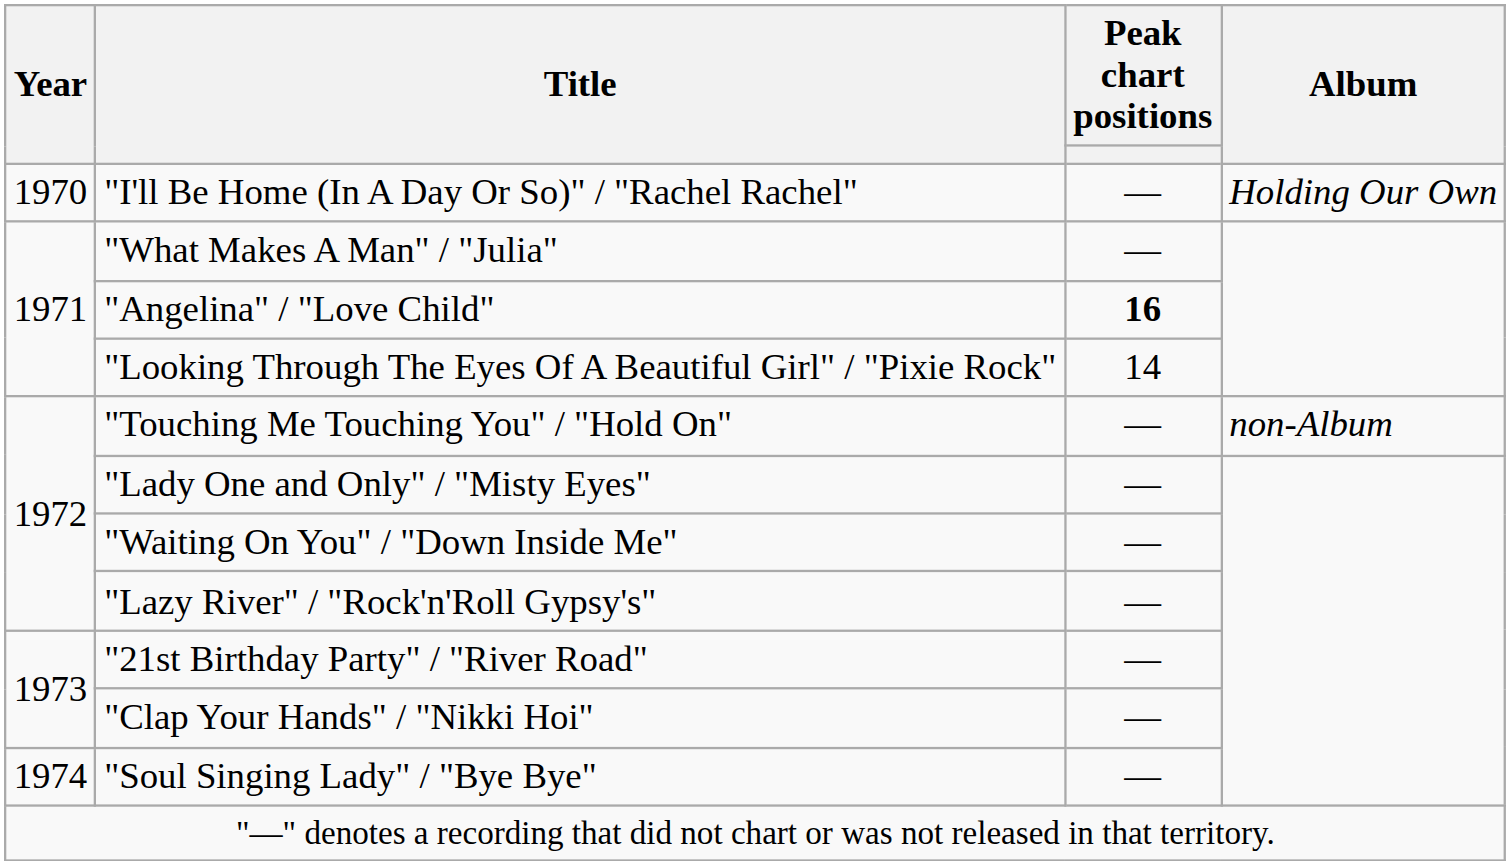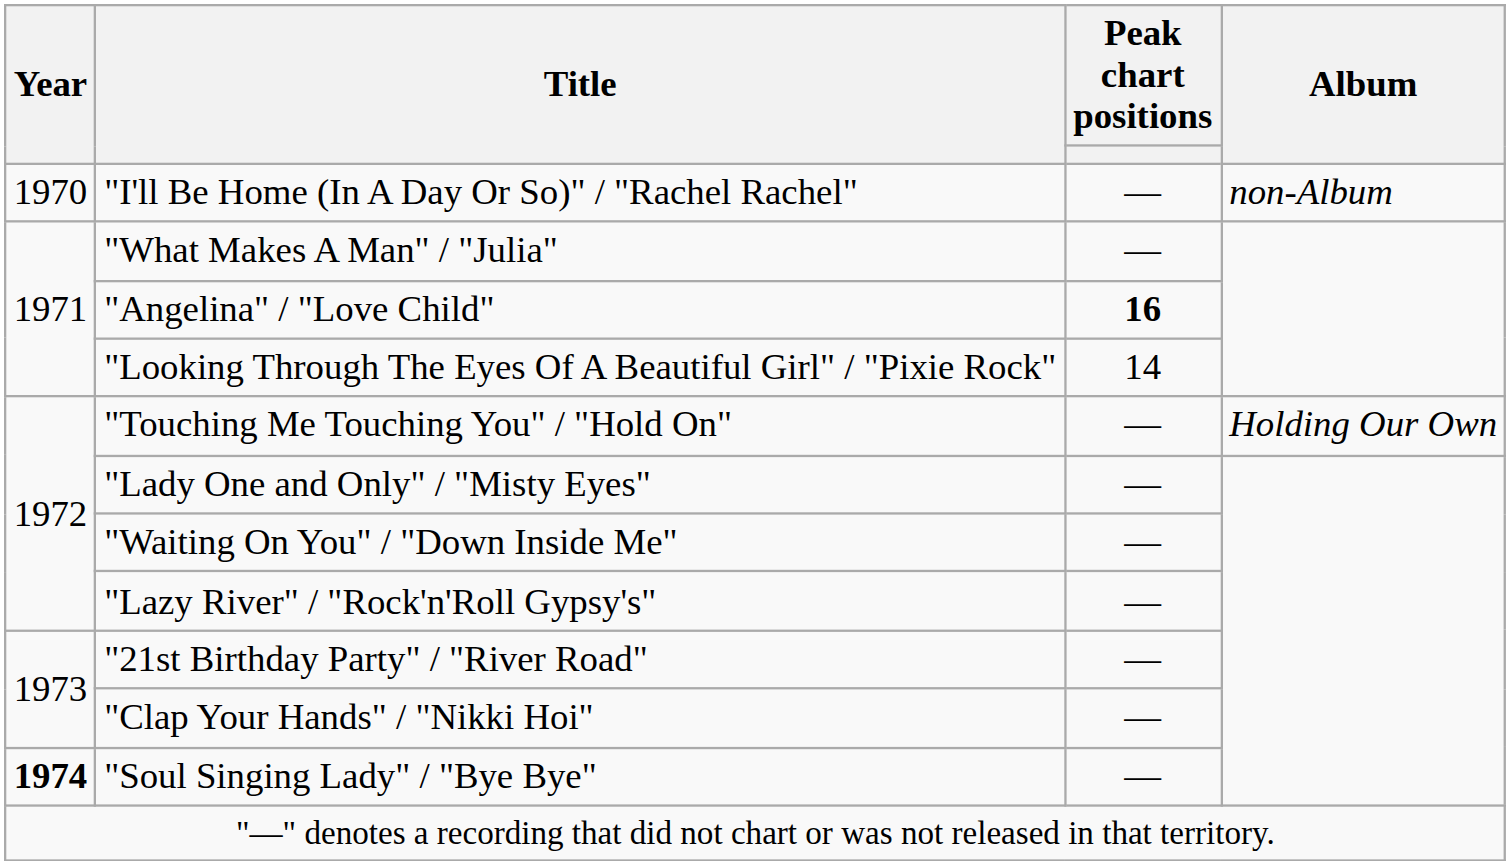(1363, 191) Holding Our Own -> (1311, 191) non-Album
(1311, 425) non-Album -> (1363, 425) Holding Our Own
(50, 775) normal -> (50, 775) bold
